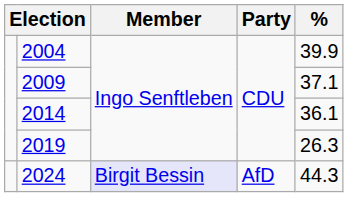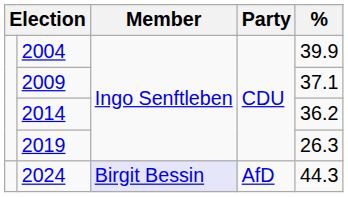(319, 113) 36.1 -> (319, 113) 36.2
